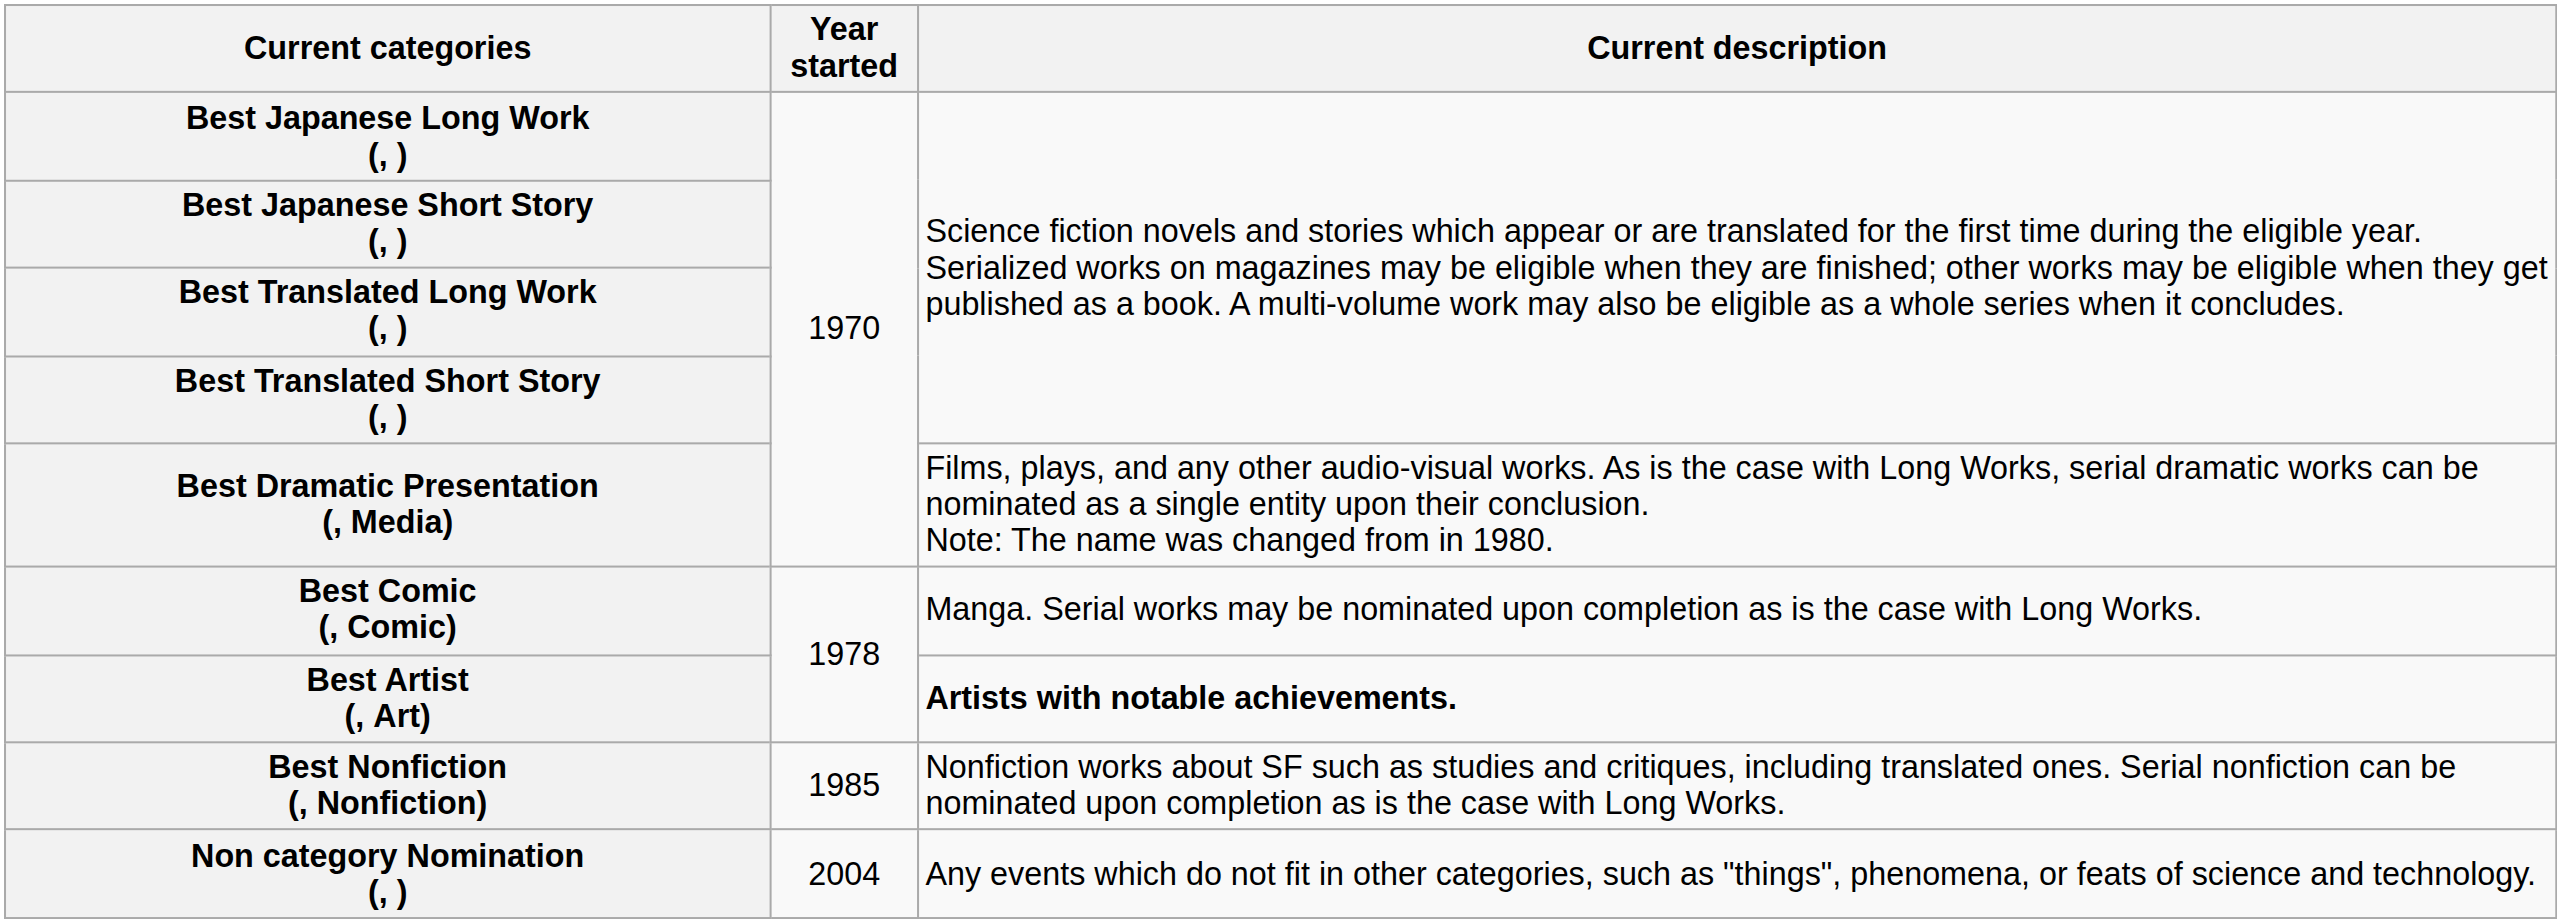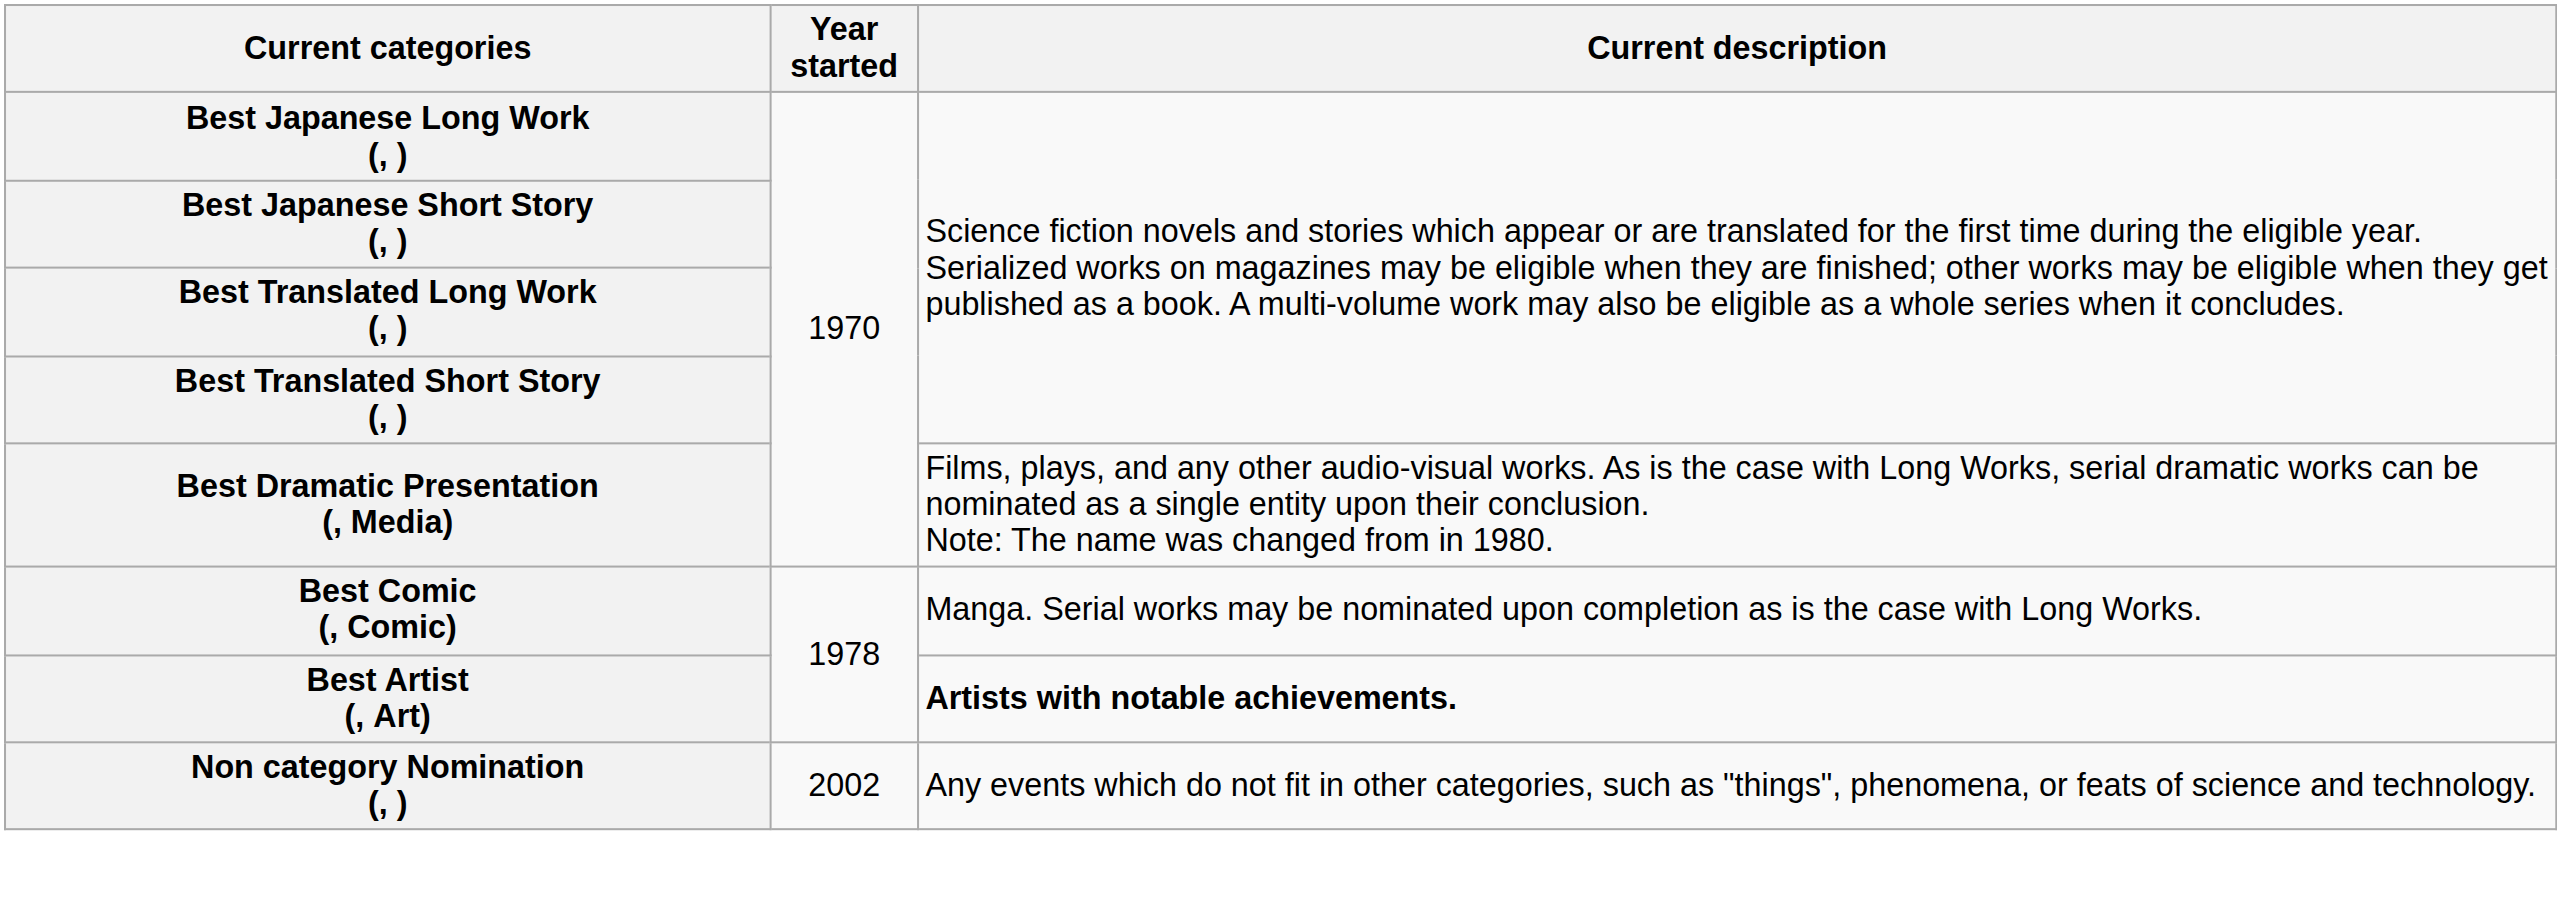- row: (388, 785)
(844, 873) 2004 -> (844, 785) 2002
